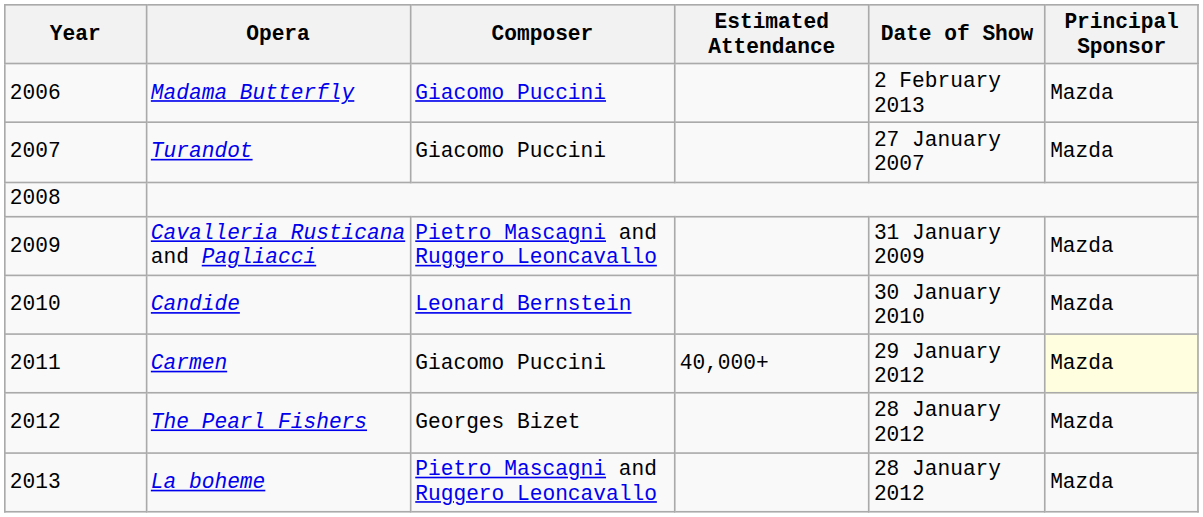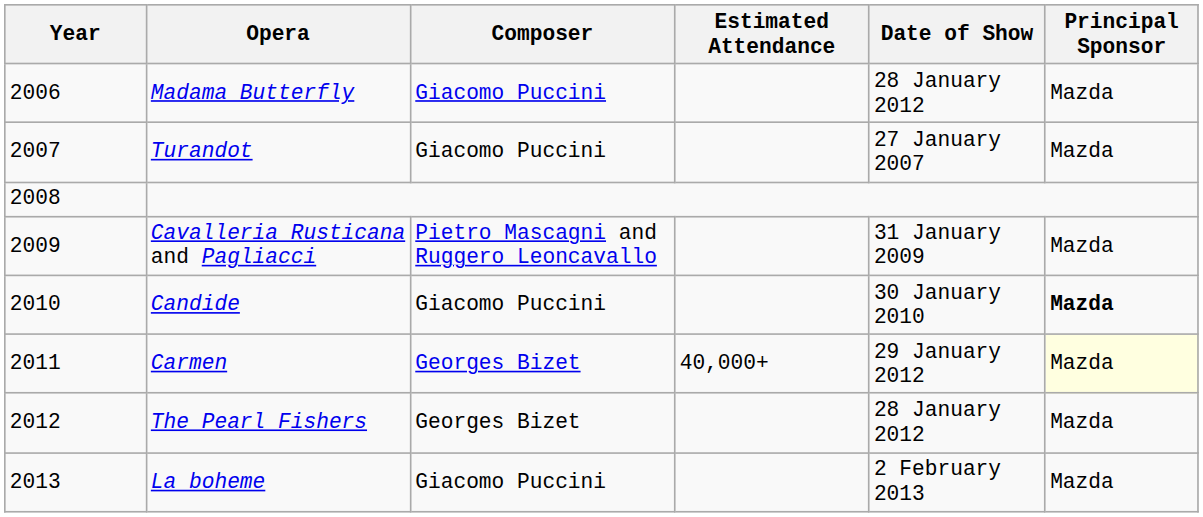(937, 93) 2 February 2013 -> (937, 93) 28 January 2012
(523, 305) Leonard Bernstein -> (511, 305) Giacomo Puccini
(1082, 305) normal -> (1082, 305) bold
(511, 364) Giacomo Puccini -> (498, 364) Georges Bizet
(536, 482) Pietro Mascagni and Ruggero Leoncavallo -> (511, 482) Giacomo Puccini
(937, 482) 28 January 2012 -> (937, 482) 2 February 2013
